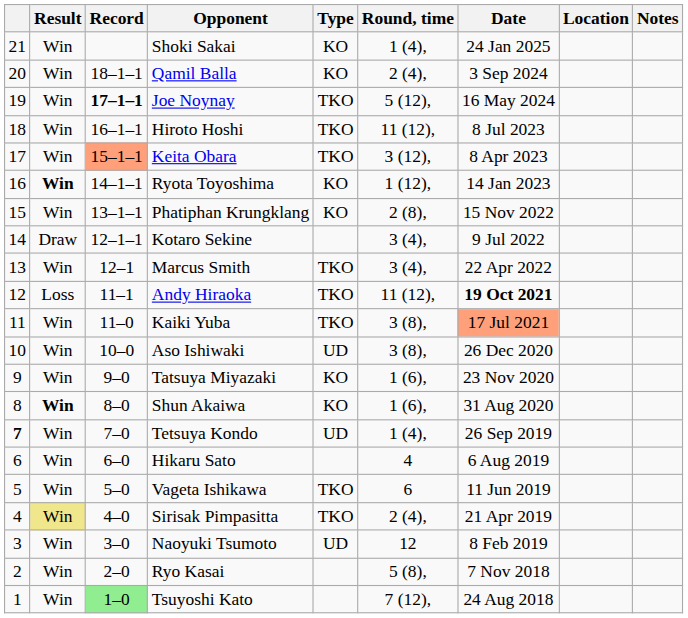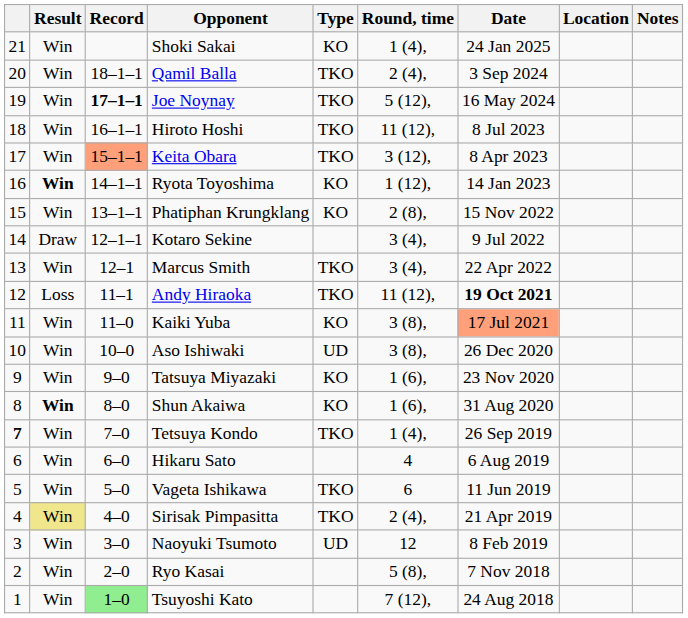(336, 73) KO -> (336, 73) TKO
(336, 322) TKO -> (336, 322) KO
(336, 433) UD -> (336, 433) TKO
